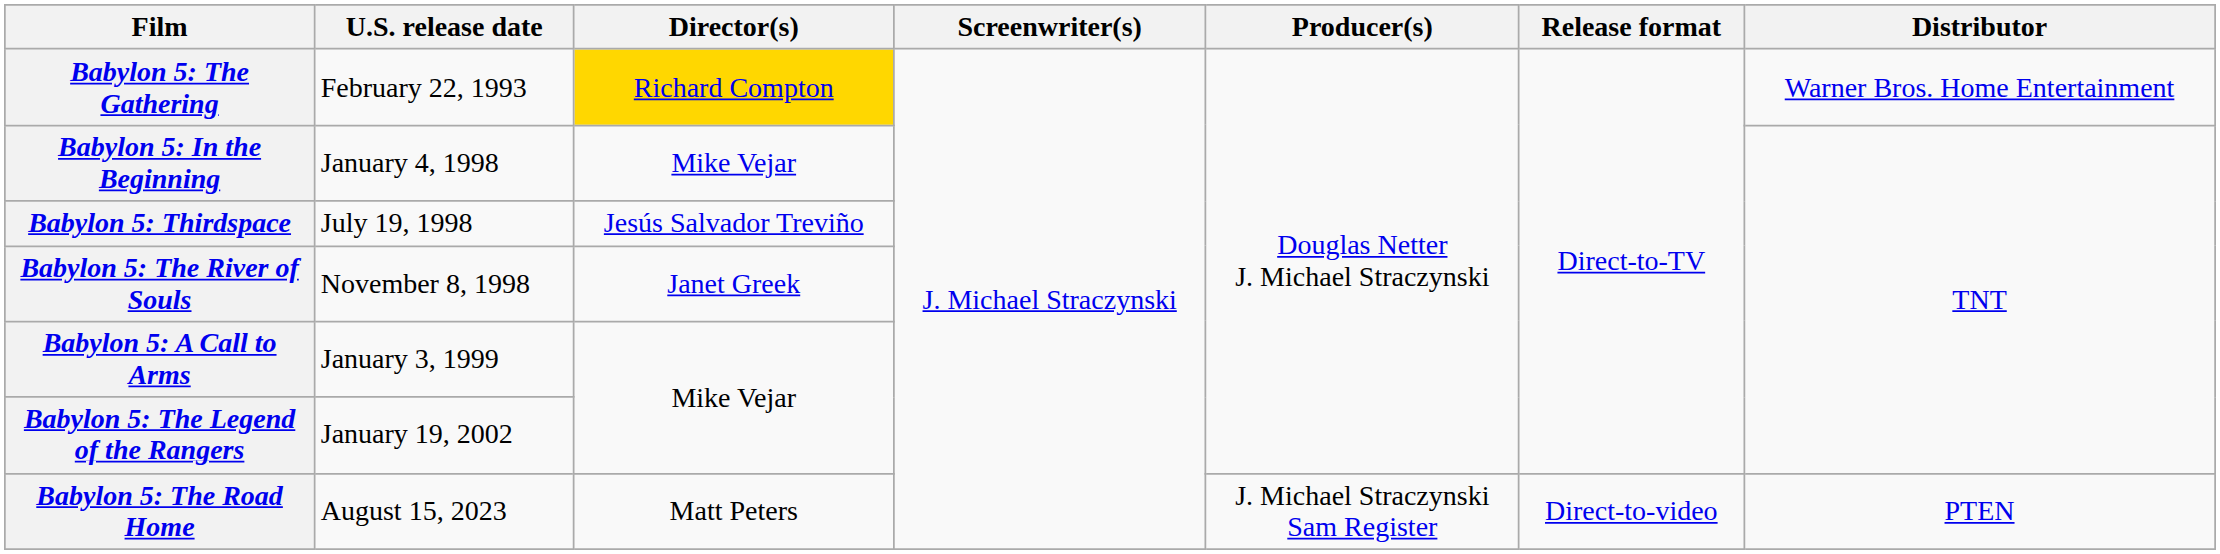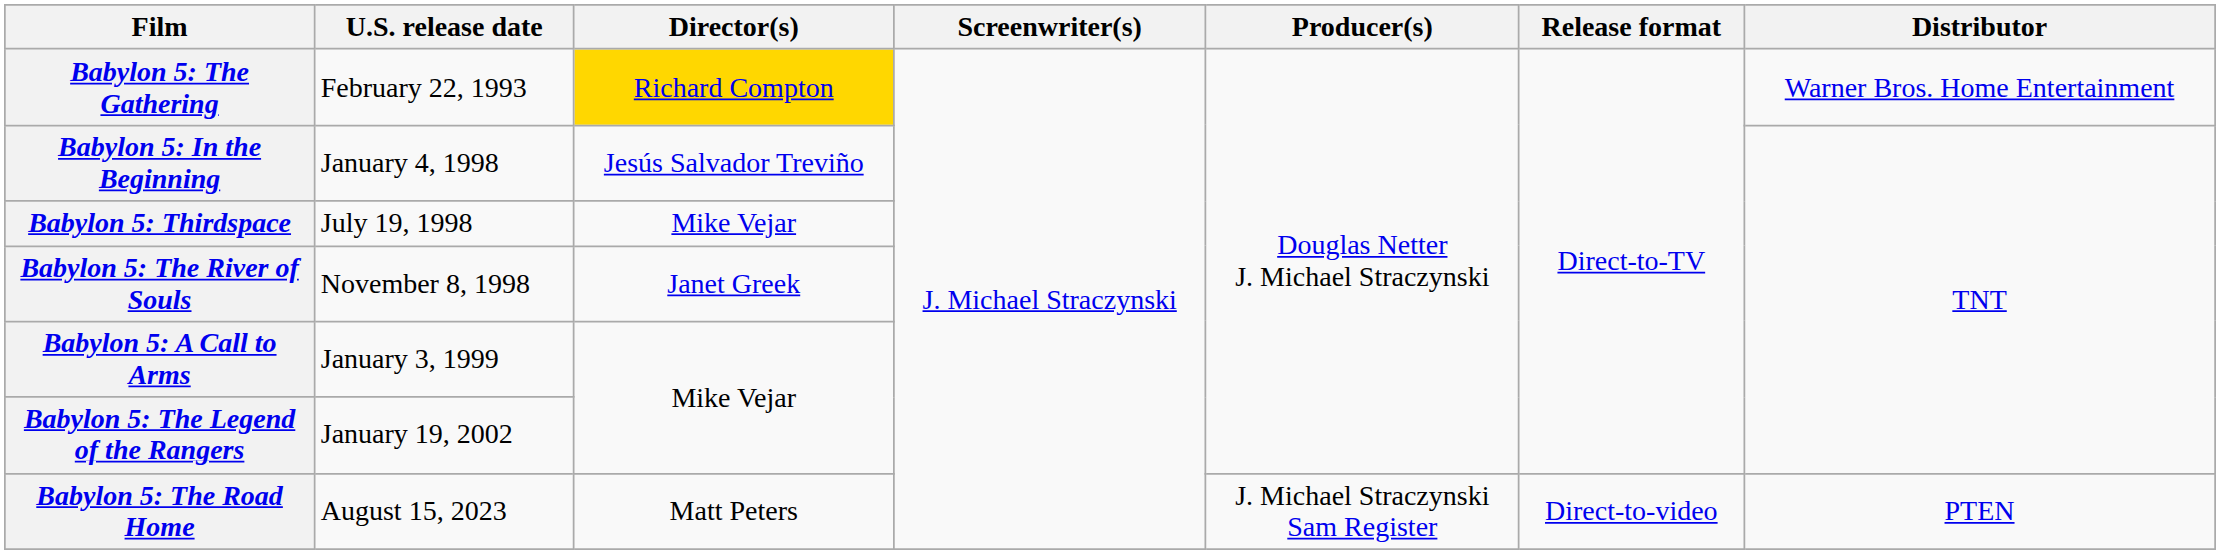(734, 162) Mike Vejar -> (734, 162) Jesús Salvador Treviño
(734, 222) Jesús Salvador Treviño -> (734, 222) Mike Vejar
